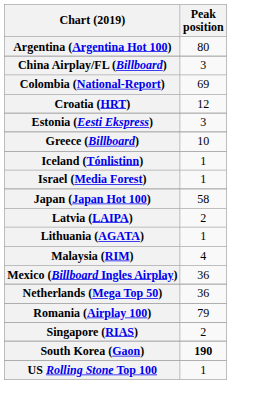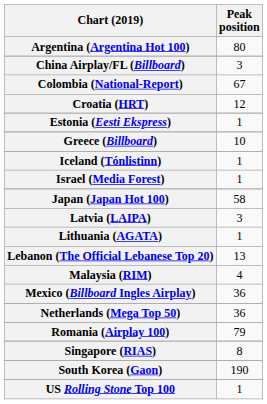(203, 84) 69 -> (239, 84) 67
(203, 122) 3 -> (239, 122) 1
(203, 217) 2 -> (239, 217) 3
+ row: (110, 255)
(203, 332) 2 -> (239, 351) 8
(203, 351) bold -> (239, 370) normal
